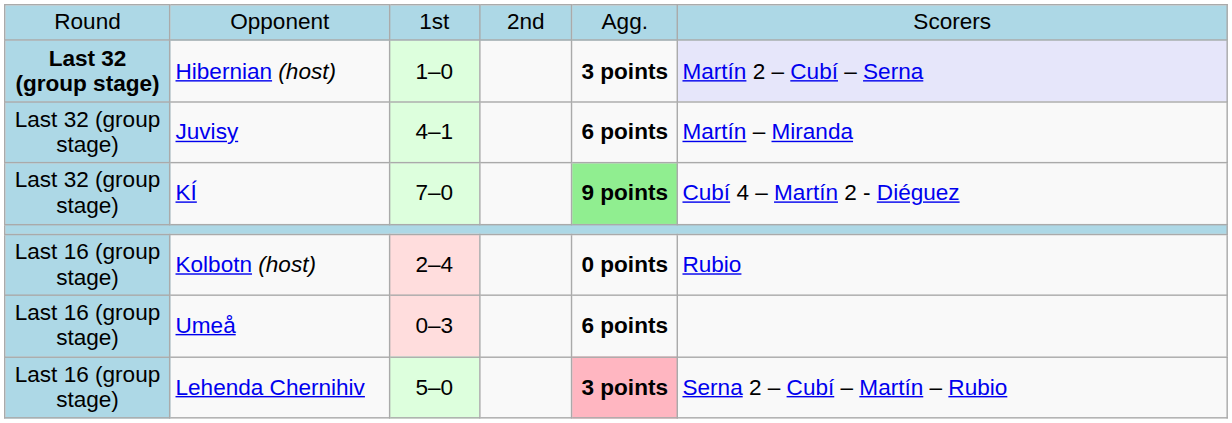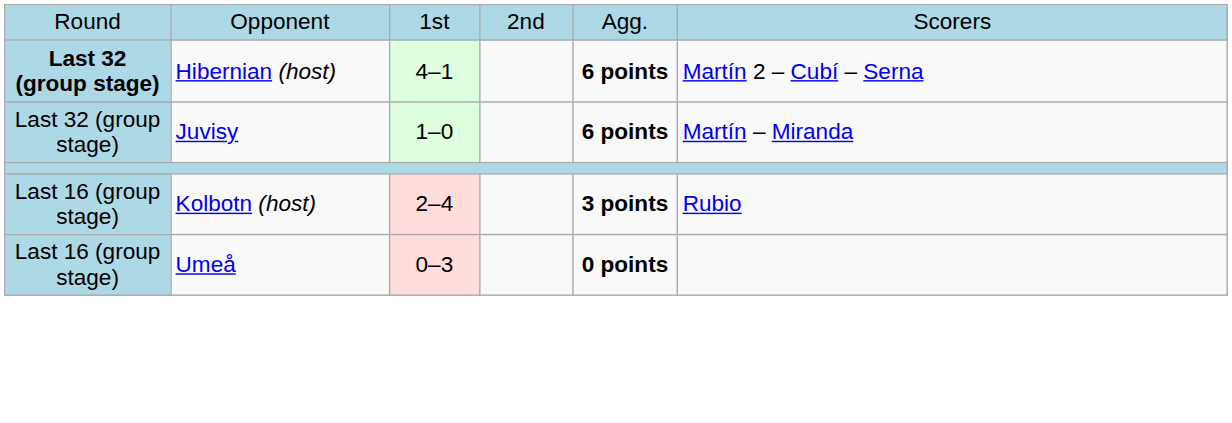(434, 70) 1–0 -> (434, 70) 4–1
(625, 70) 3 points -> (625, 70) 6 points
(803, 70) lavender background -> (803, 70) no background
(434, 132) 4–1 -> (434, 132) 1–0
- row: (186, 193)
(625, 264) 0 points -> (625, 203) 3 points
(625, 325) 6 points -> (625, 264) 0 points
- row: (270, 387)
